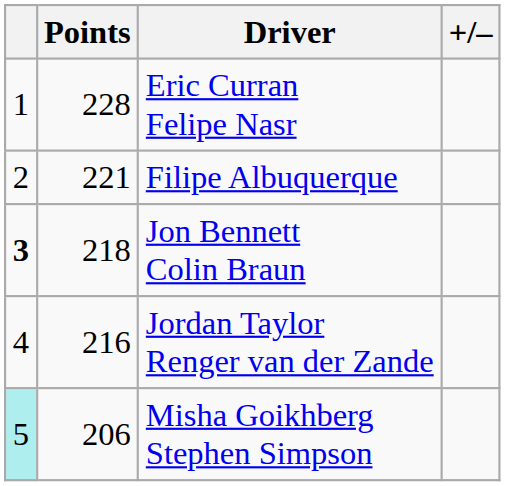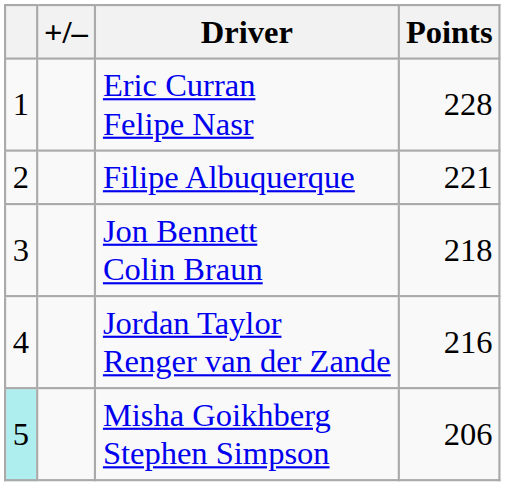columns swapped: (471, 31) <-> (87, 31)
(21, 250) bold -> (21, 250) normal
